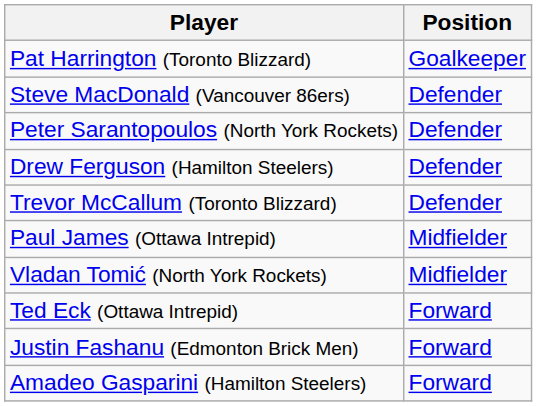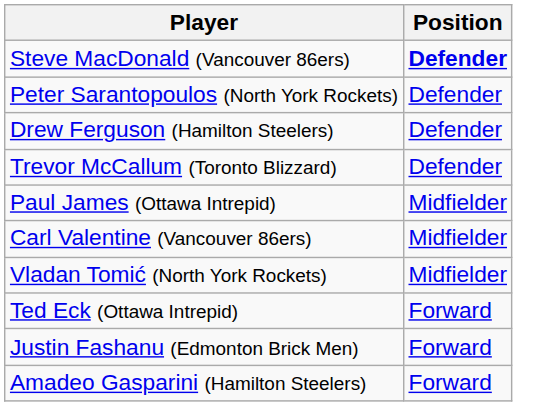- row: (161, 58)
(455, 94) normal -> (458, 58) bold
+ row: (161, 238)
